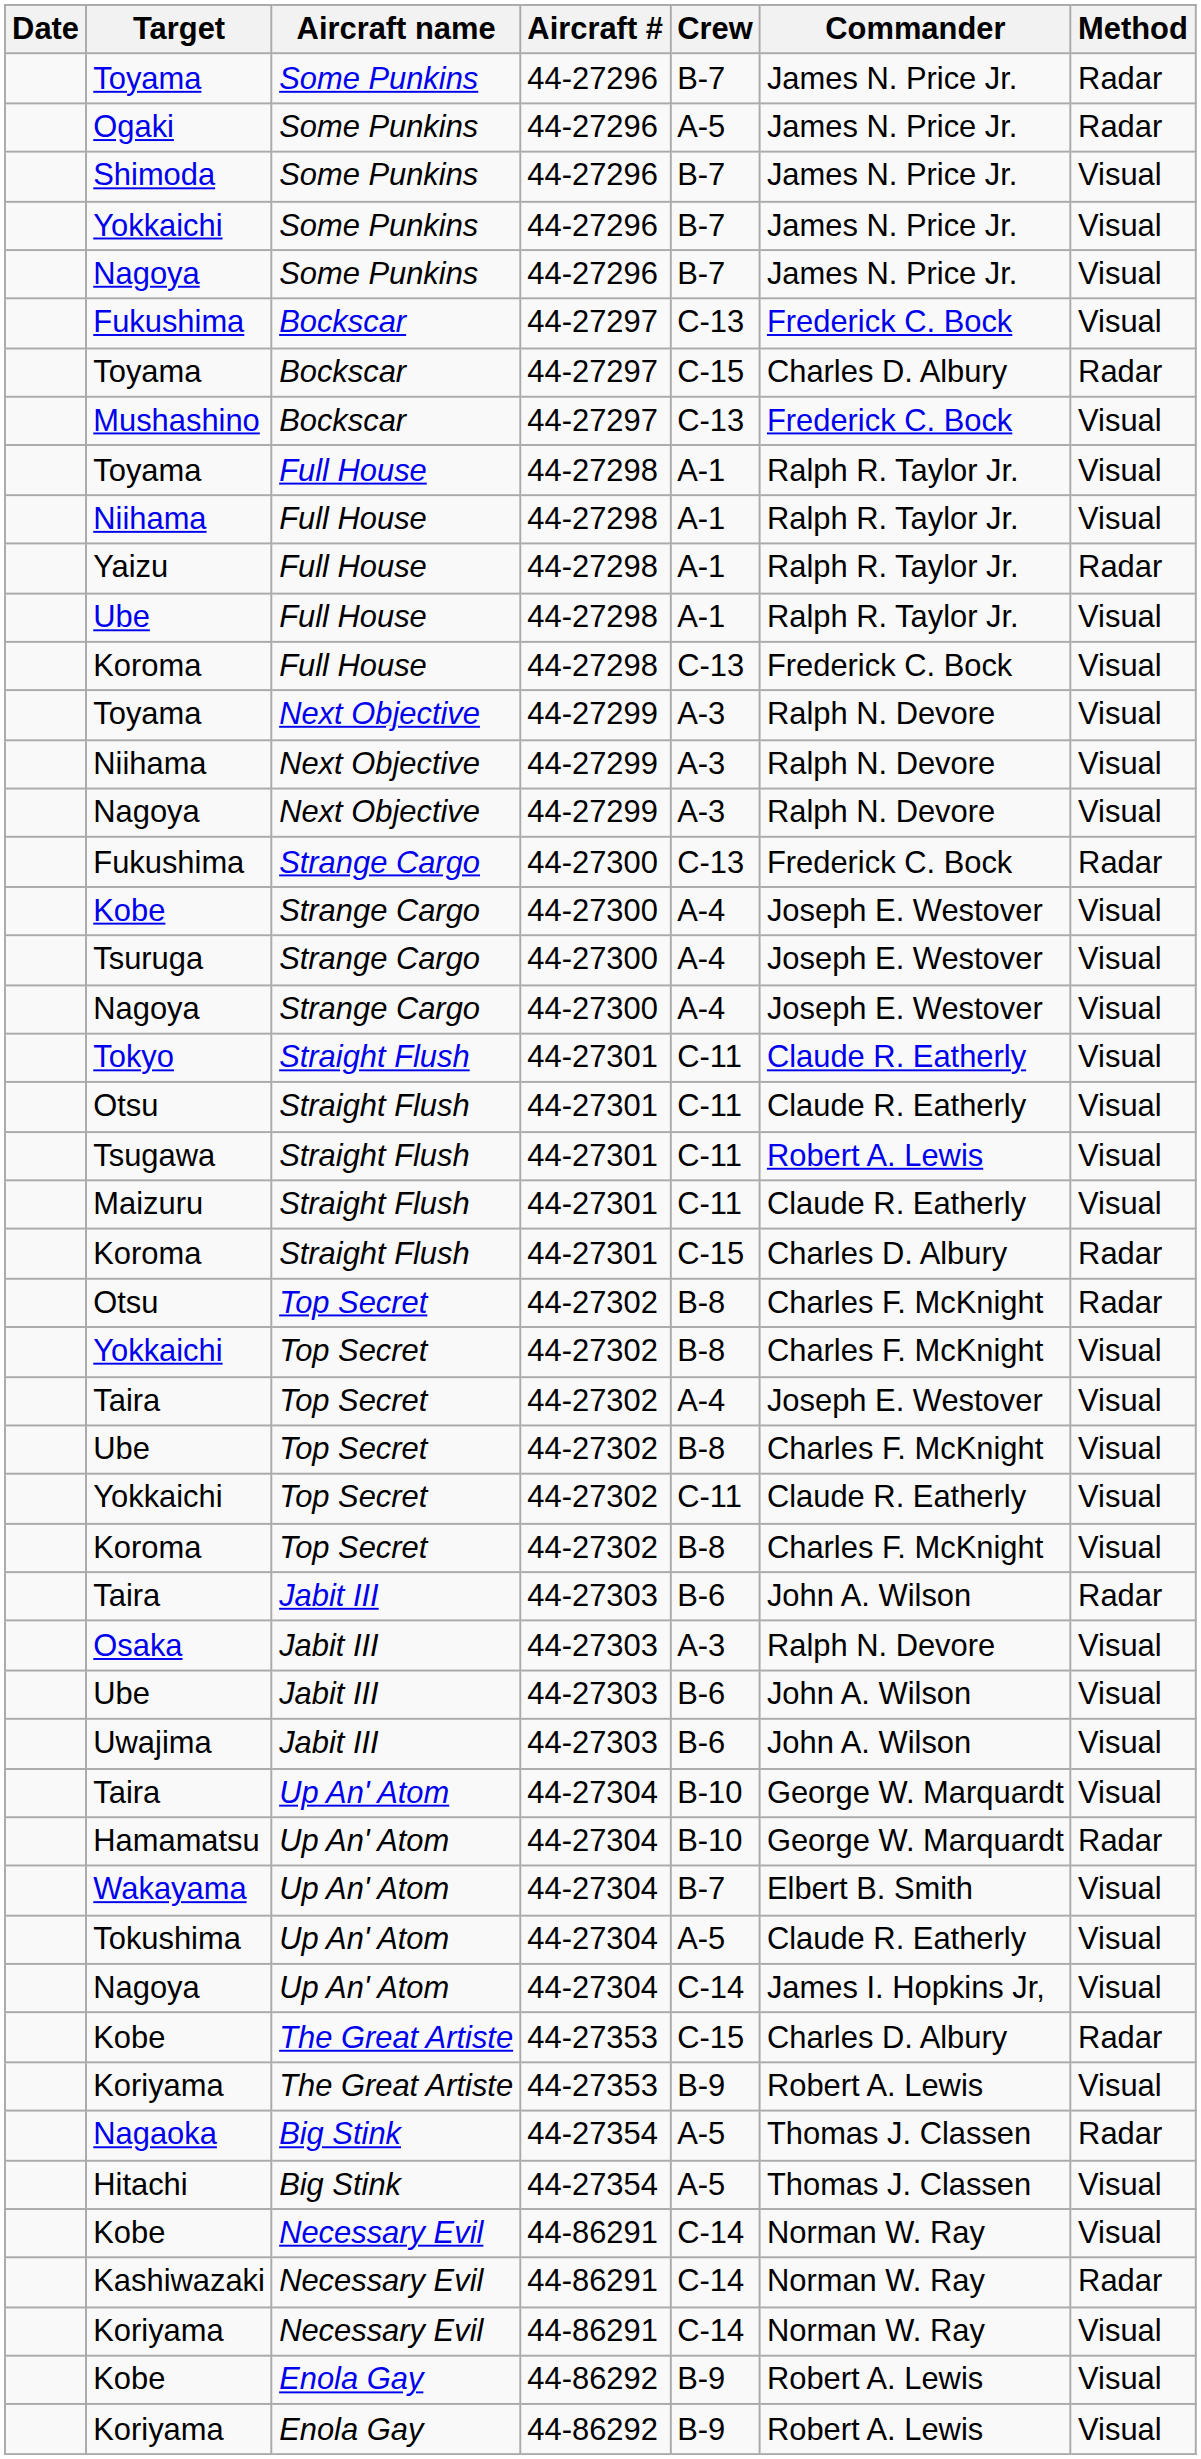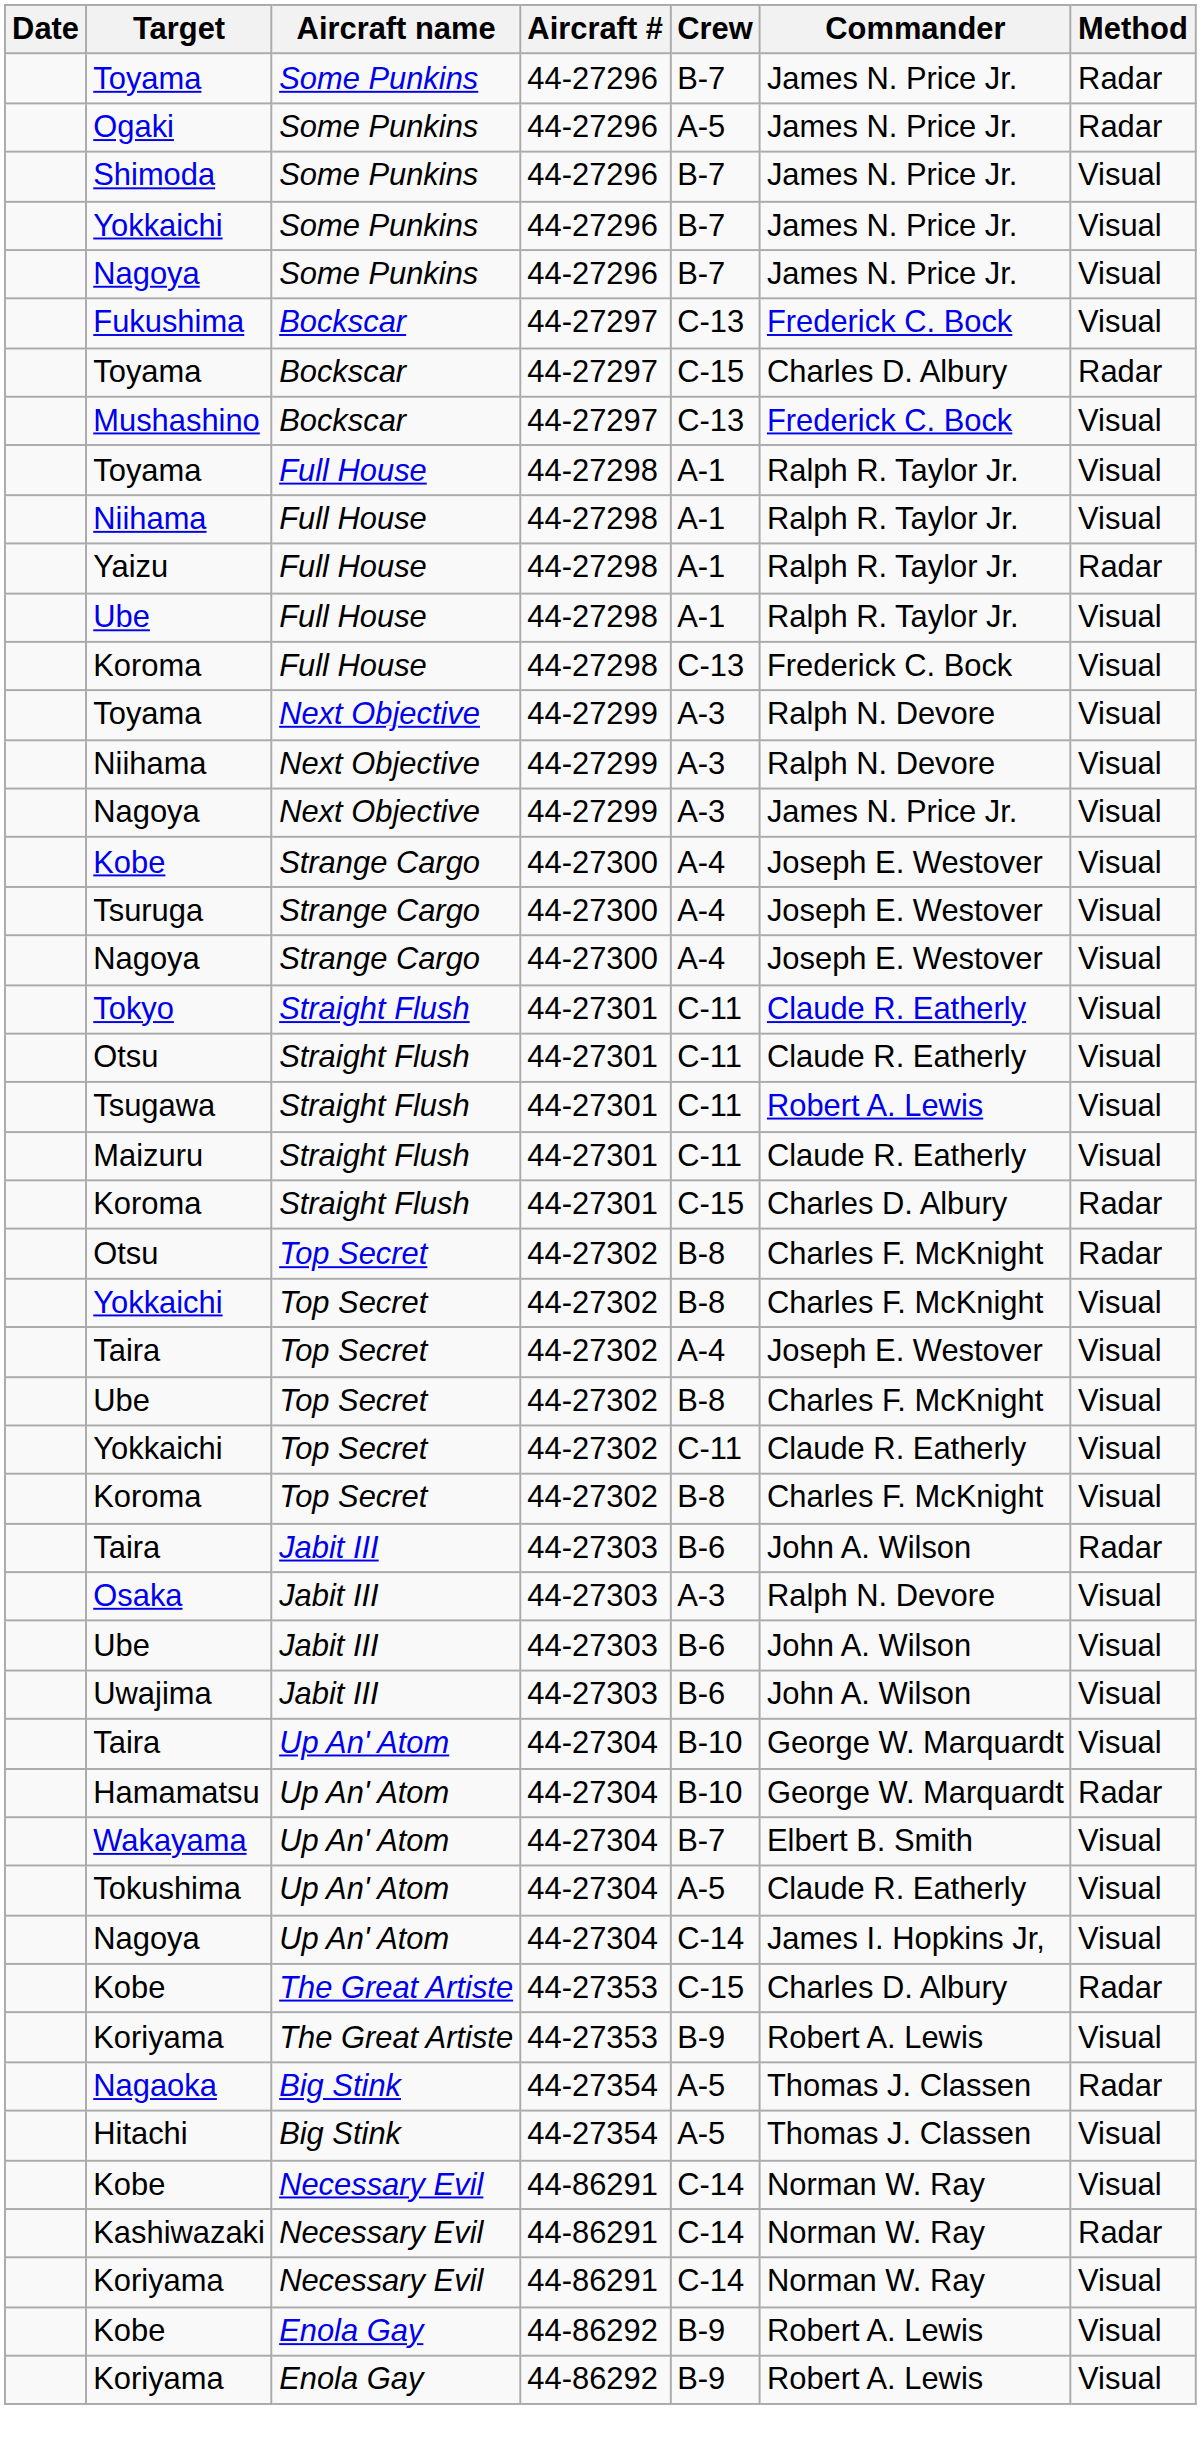(881, 812) Ralph N. Devore -> (892, 812) James N. Price Jr.
- row: (169, 861)
